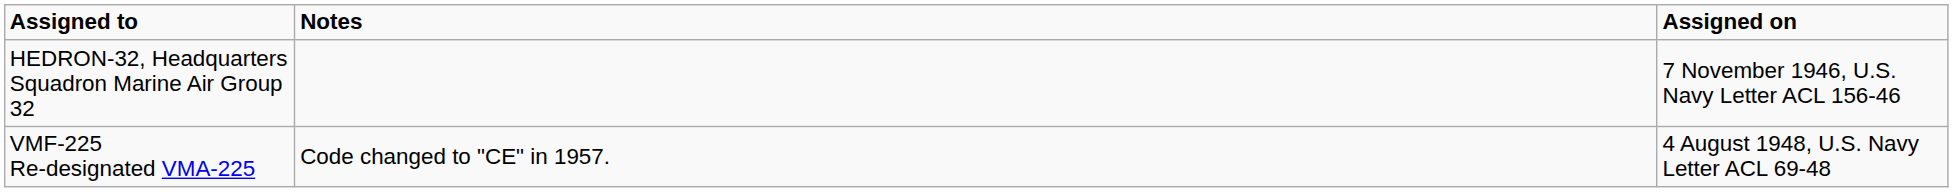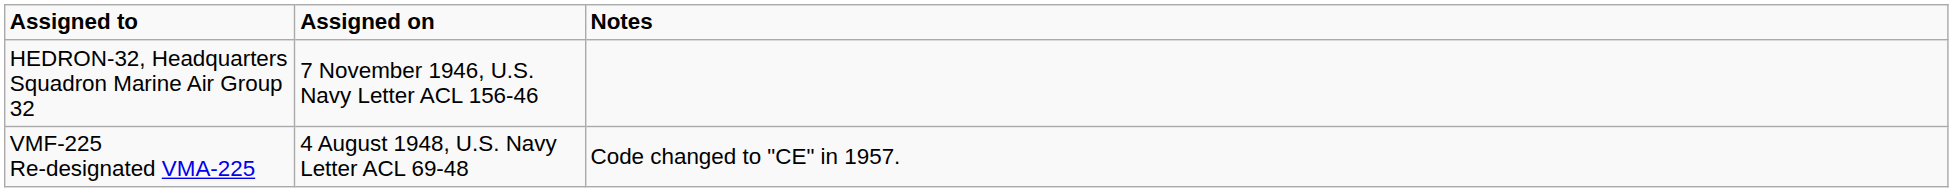columns swapped: (1730, 22) <-> (331, 22)
